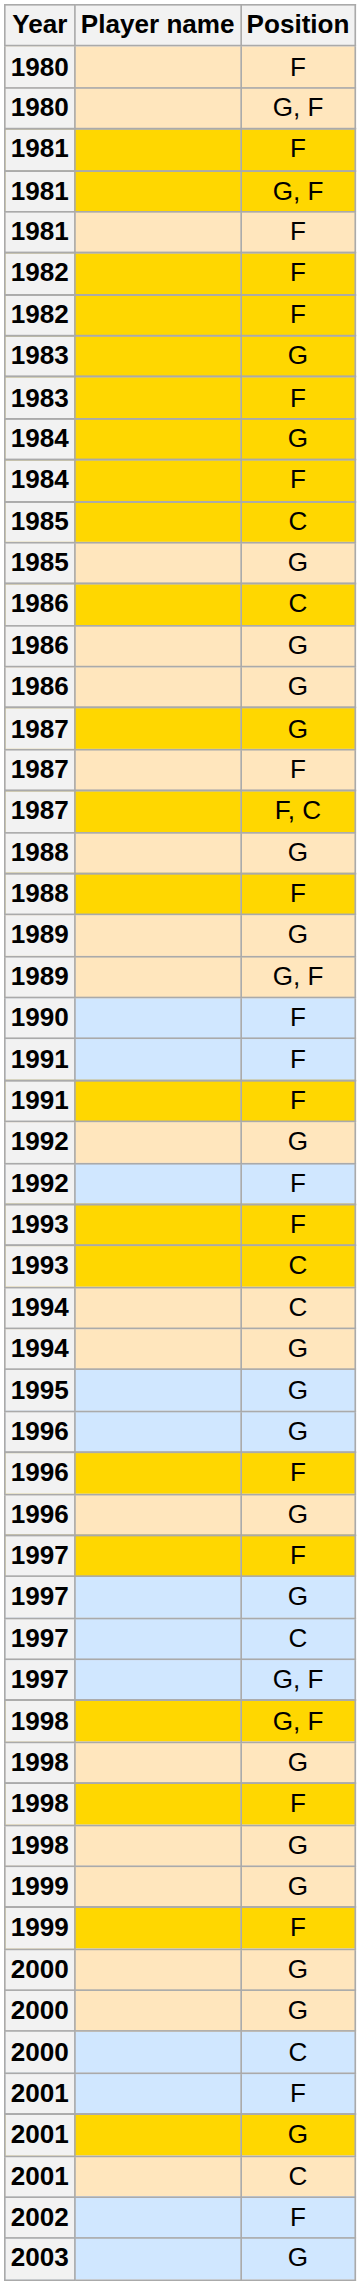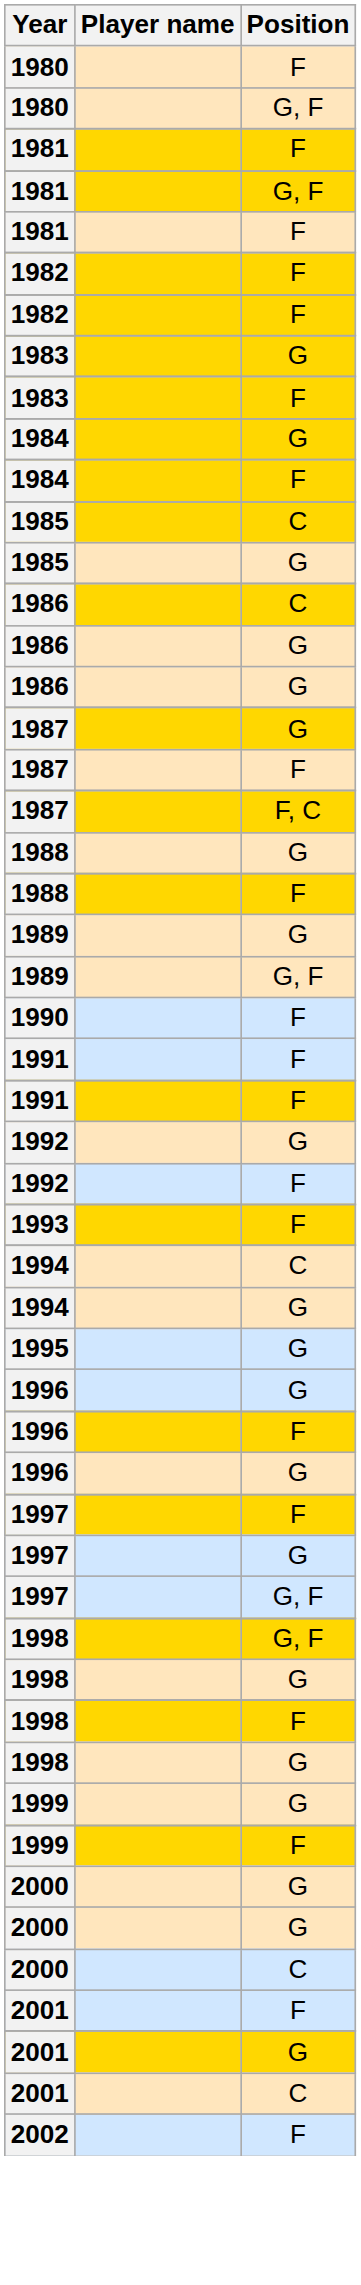- row: (40, 1266)
- row: (40, 1638)
- row: (40, 2258)
